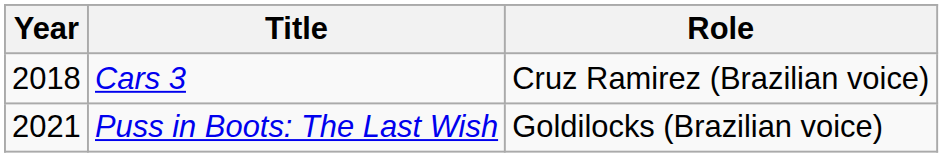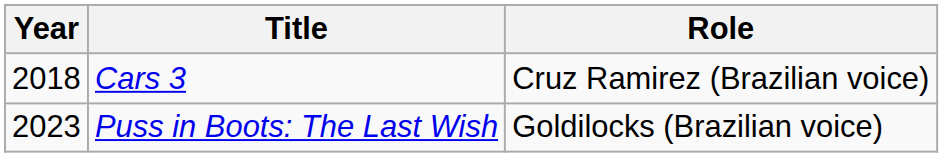(46, 126) 2021 -> (46, 126) 2023
